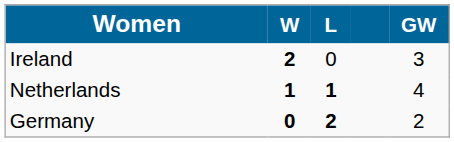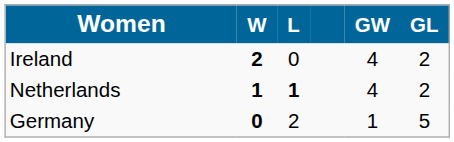+ column: (424, 24)
(419, 59) 3 -> (372, 59) 4
(331, 121) bold -> (294, 121) normal
(419, 121) 2 -> (372, 121) 1
